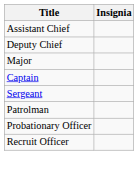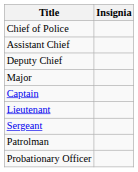+ row: (38, 28)
+ row: (29, 110)
- row: (38, 142)
